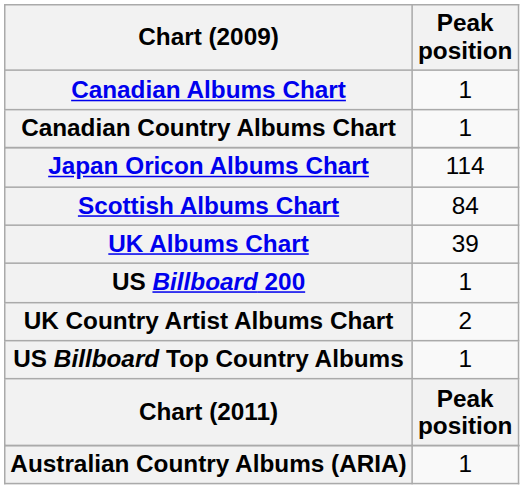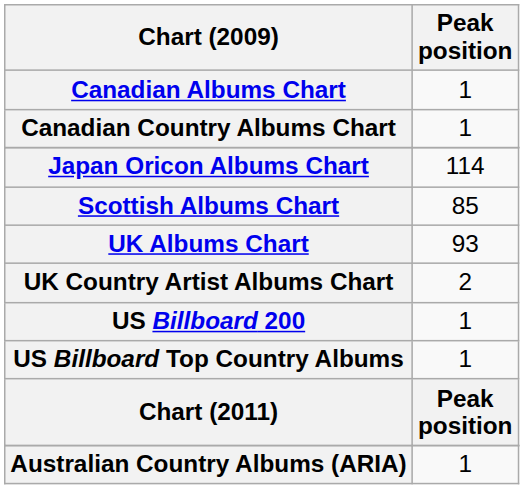(465, 205) 84 -> (465, 205) 85
(465, 243) 39 -> (465, 243) 93
rows swapped: (209, 321) <-> (209, 282)
